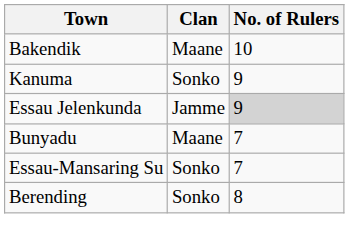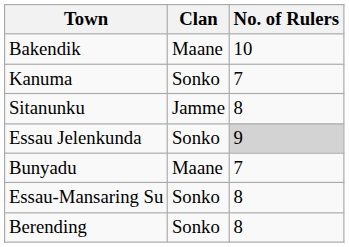(238, 78) 9 -> (238, 78) 7
+ row: (47, 108)
(198, 108) Jamme -> (196, 138) Sonko
(238, 167) 7 -> (238, 197) 8
